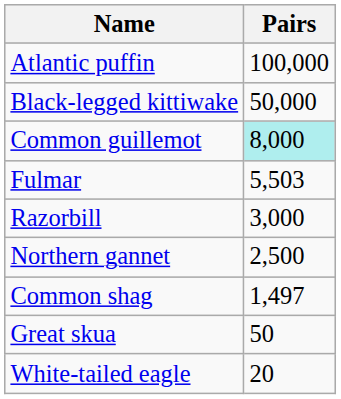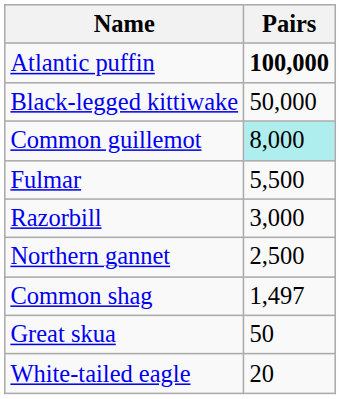(289, 62) normal -> (289, 62) bold
(277, 179) 5,503 -> (277, 179) 5,500
